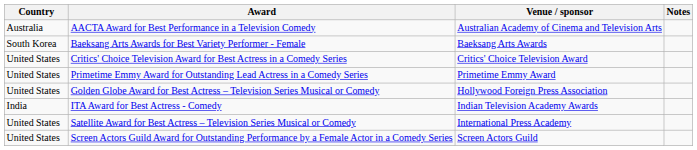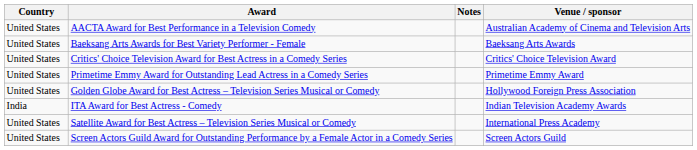columns swapped: (560, 12) <-> (678, 12)
(25, 28) Australia -> (33, 28) United States
(32, 43) South Korea -> (33, 43) United States
